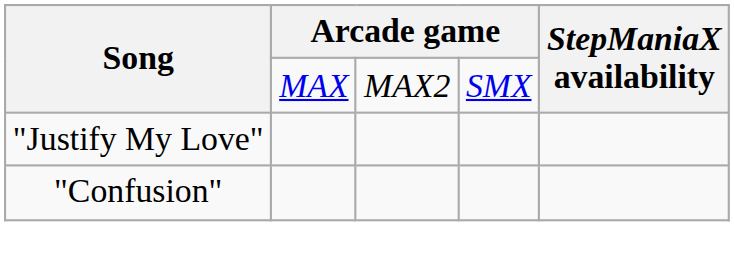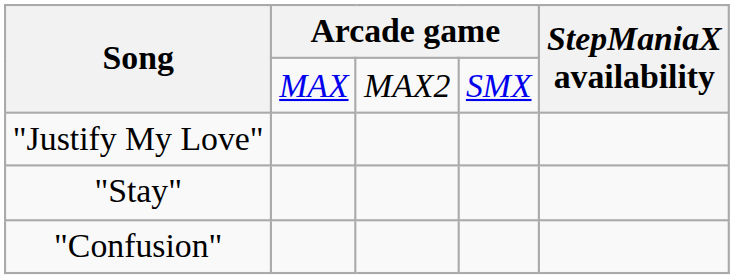+ row: (138, 191)
